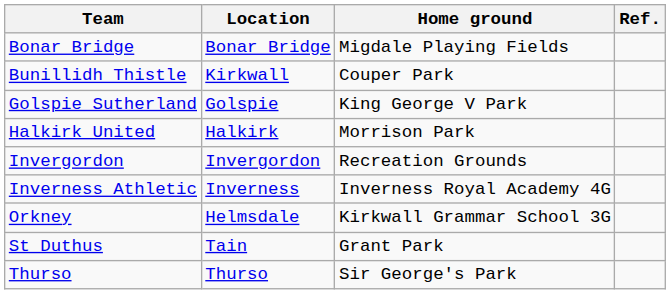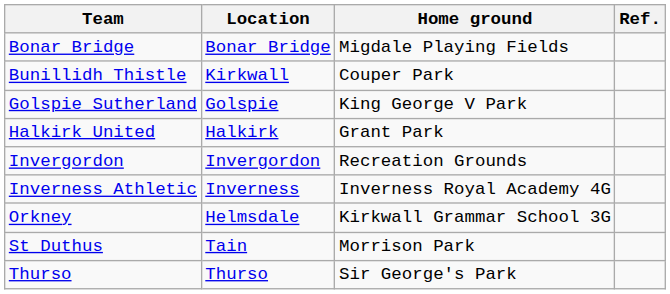(407, 132) Morrison Park -> (391, 132) Grant Park
(391, 246) Grant Park -> (407, 246) Morrison Park
